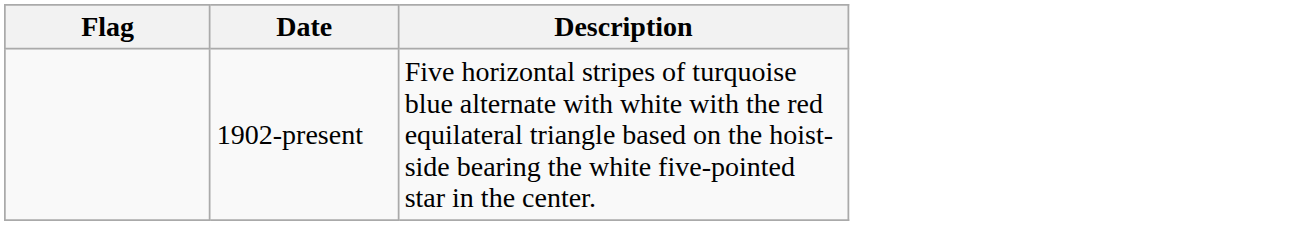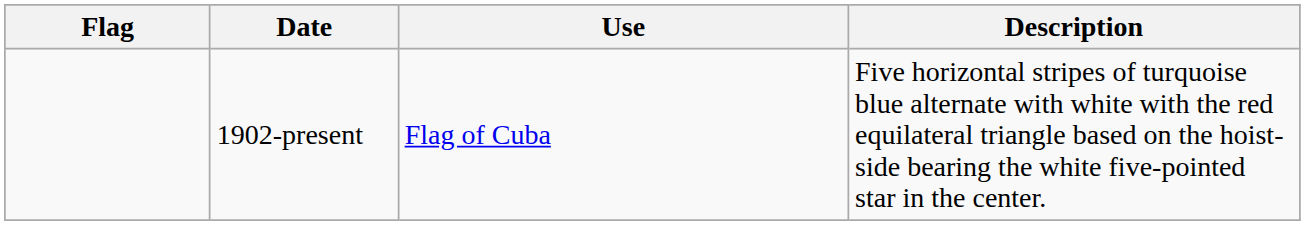+ column: (623, 26)
